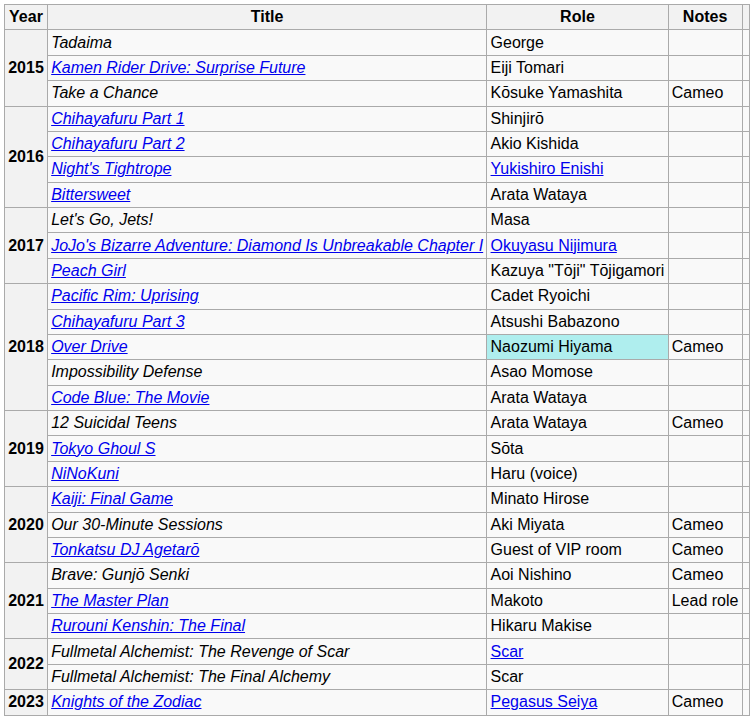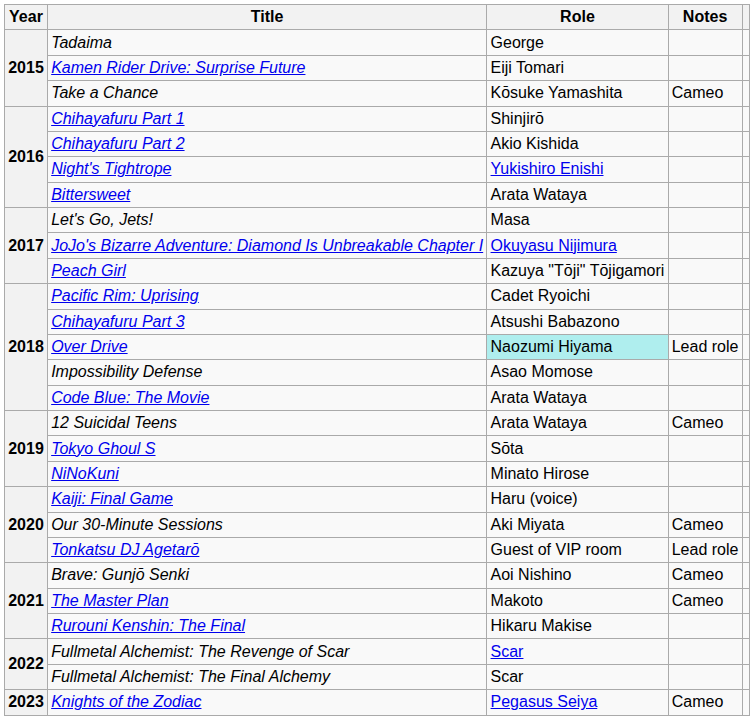(698, 347) Cameo -> (705, 347) Lead role
(534, 473) Haru (voice) -> (540, 473) Minato Hirose
(540, 499) Minato Hirose -> (534, 499) Haru (voice)
(698, 550) Cameo -> (705, 550) Lead role
(705, 600) Lead role -> (698, 600) Cameo
